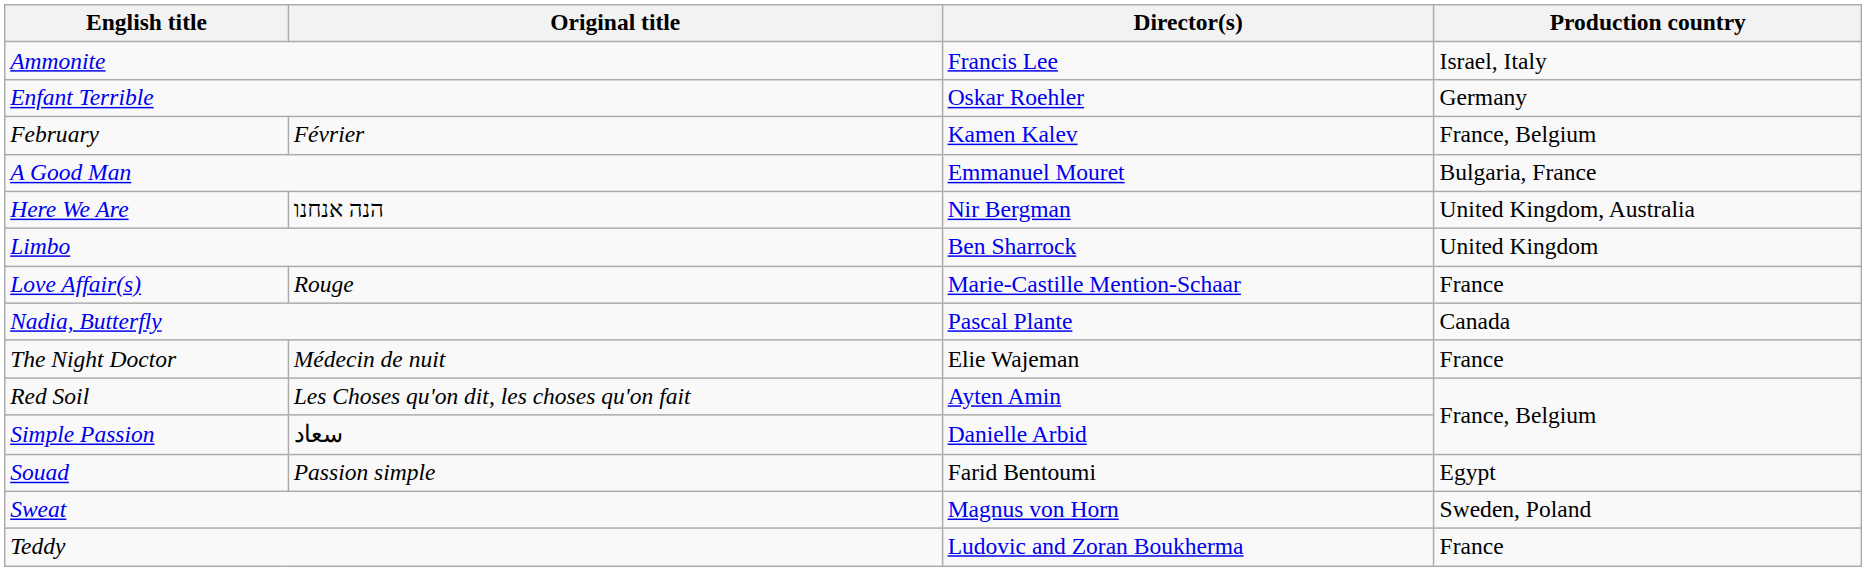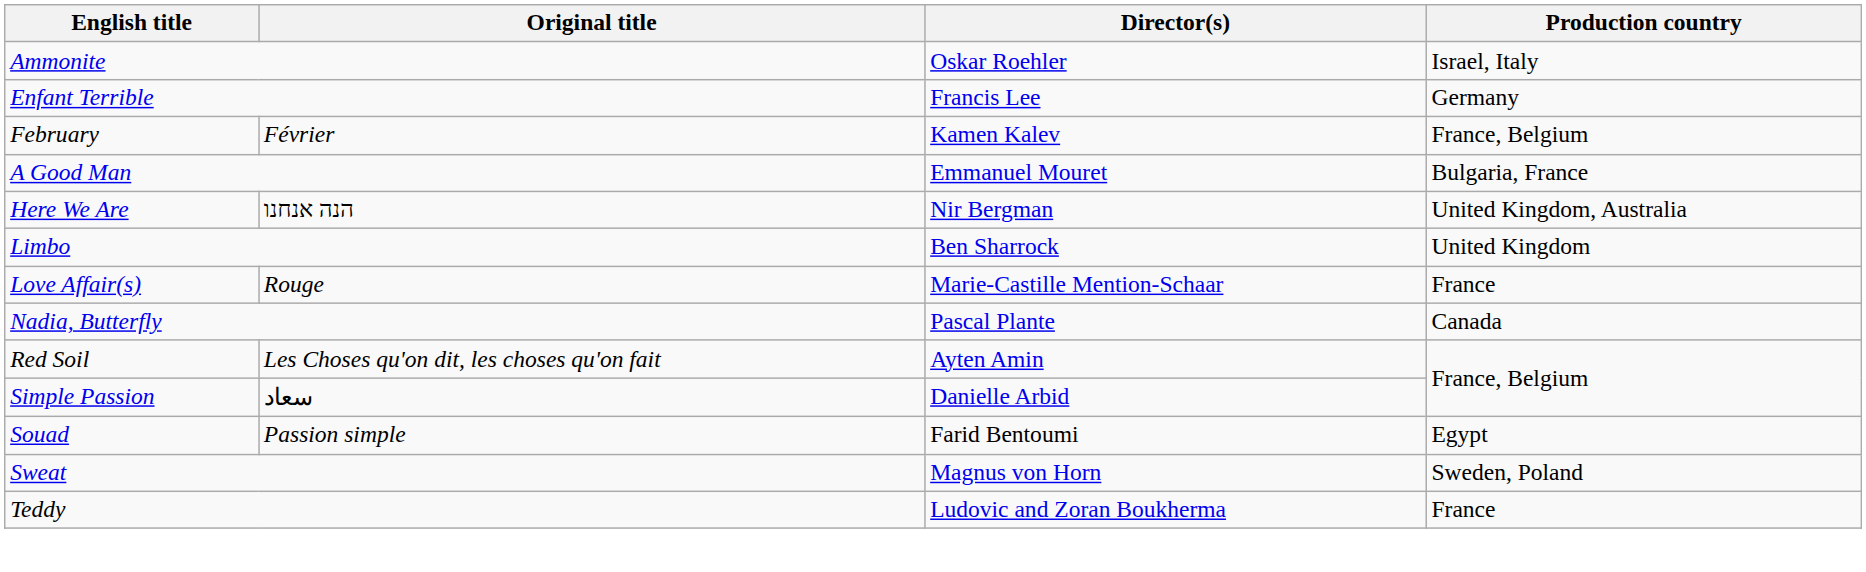(1003, 60) Francis Lee -> (998, 60) Oskar Roehler
(1016, 97) Oskar Roehler -> (985, 97) Francis Lee
- row: (93, 358)
